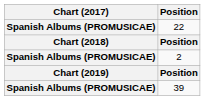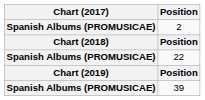rows swapped: (179, 57) <-> (179, 27)
